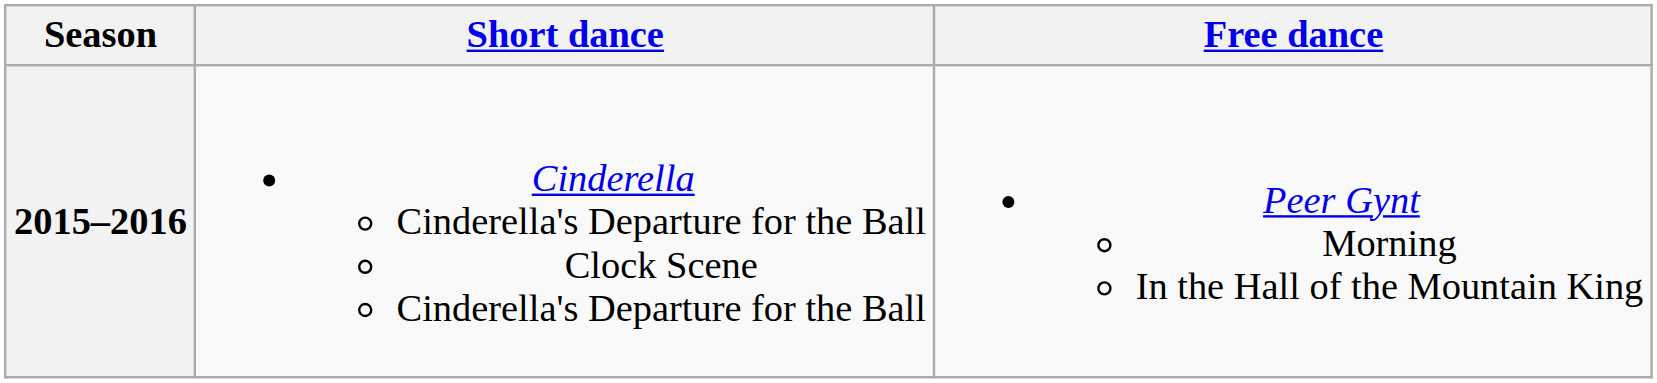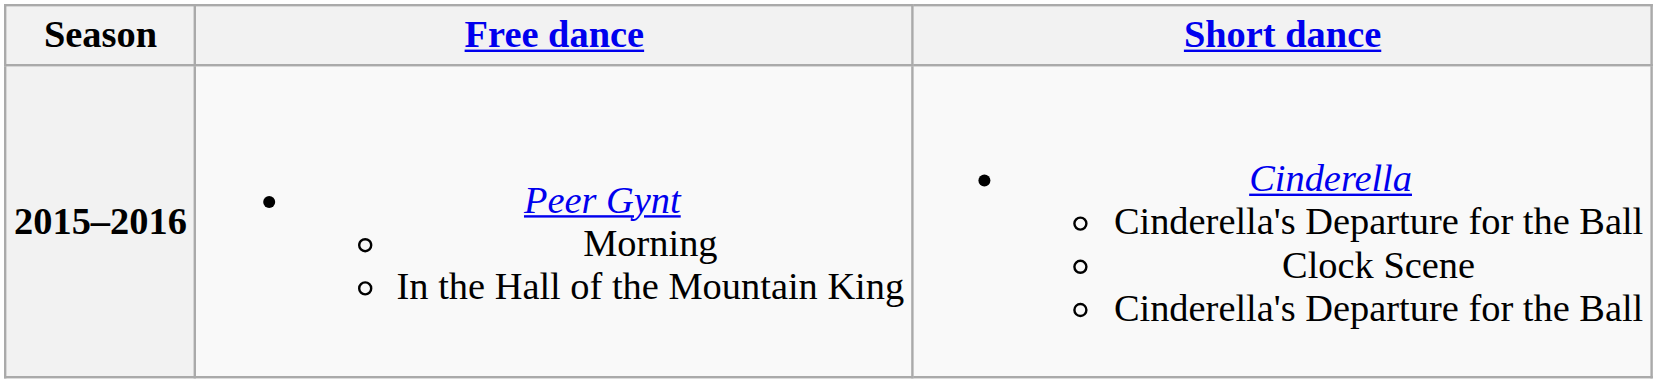columns swapped: (565, 34) <-> (1293, 34)
